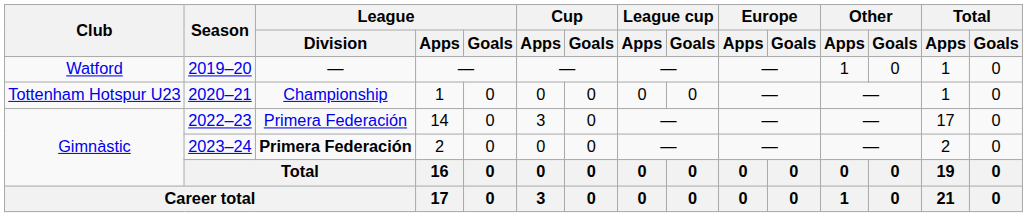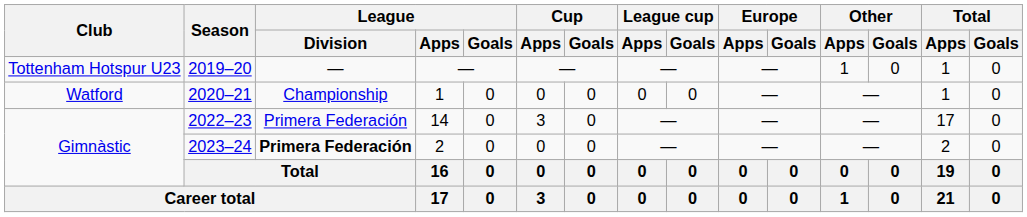(94, 69) Watford -> (94, 69) Tottenham Hotspur U23
(94, 95) Tottenham Hotspur U23 -> (94, 95) Watford
